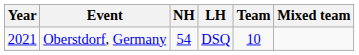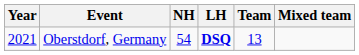(216, 38) normal -> (216, 38) bold
(254, 38) 10 -> (254, 38) 13
